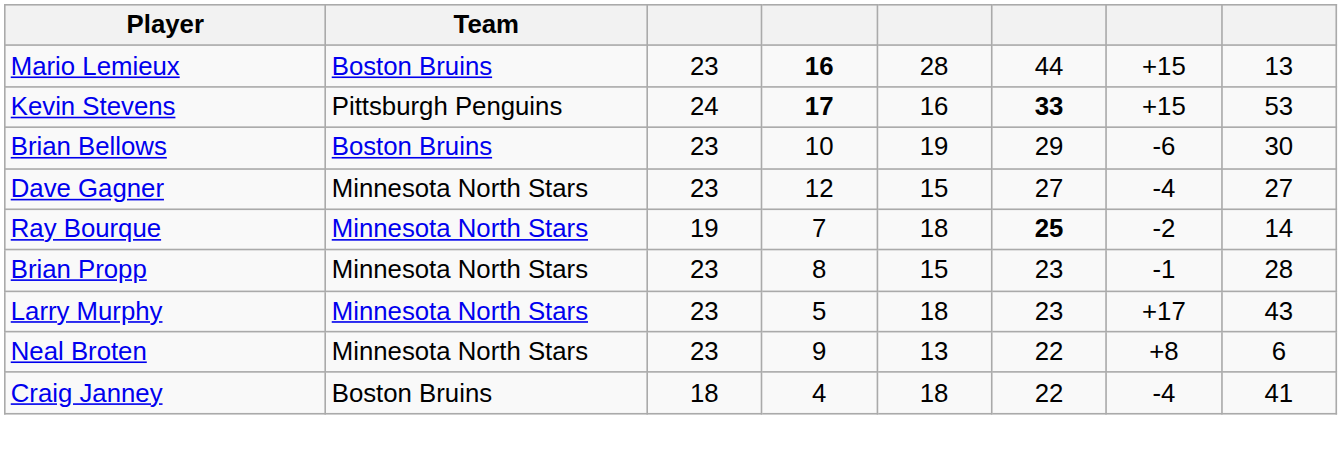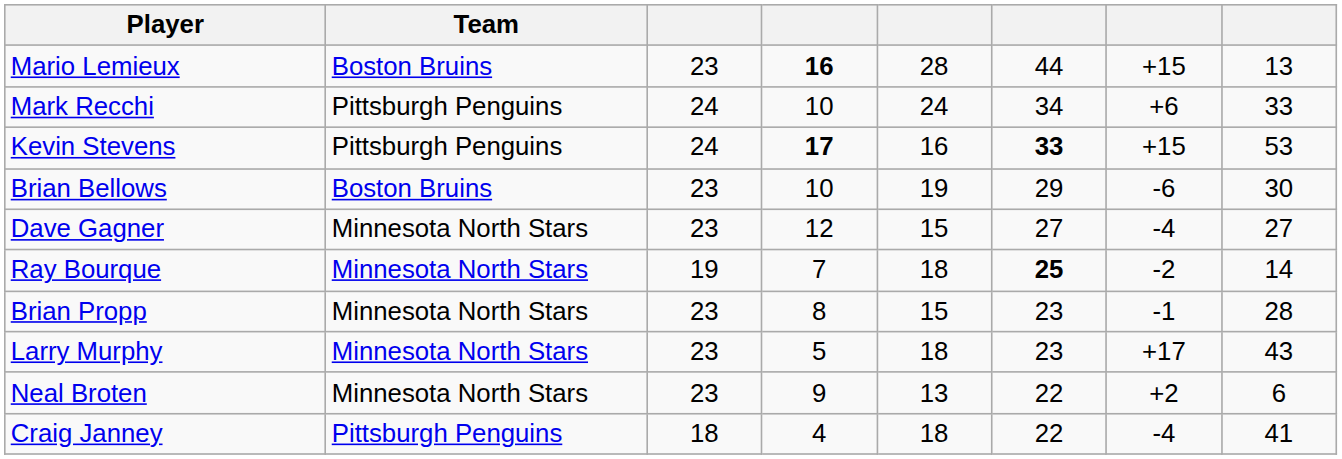+ row: (82, 106)
(1164, 351) +8 -> (1164, 392) +2
(412, 392) Boston Bruins -> (447, 433) Pittsburgh Penguins
